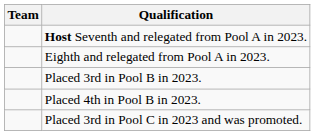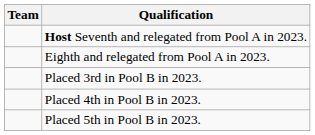+ row: (123, 120)
- row: (174, 120)
